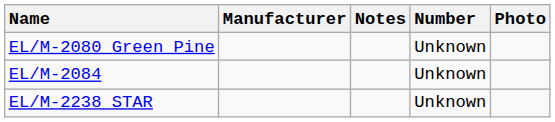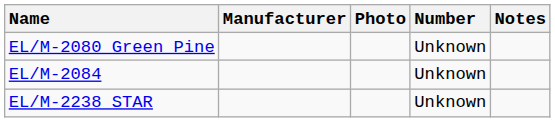columns swapped: (520, 19) <-> (380, 19)
